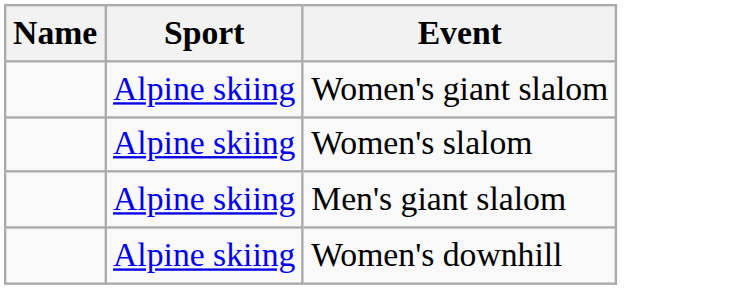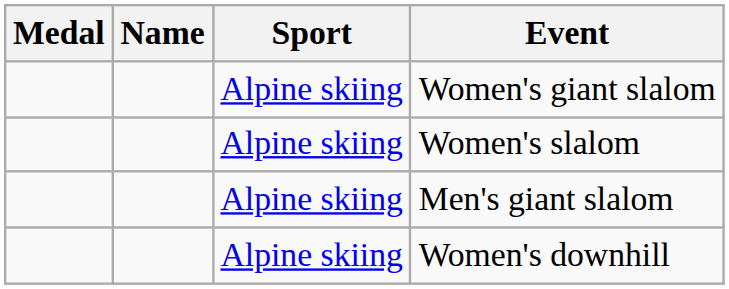+ column: (59, 32)
